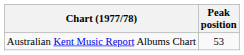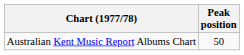(219, 41) 53 -> (219, 41) 50
